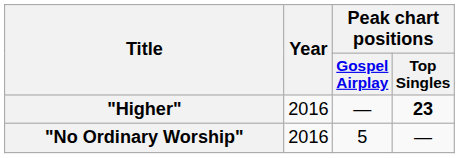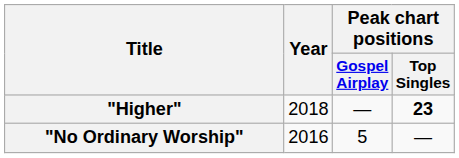(308, 109) 2016 -> (308, 109) 2018
